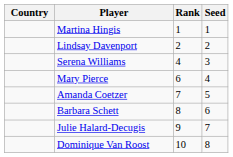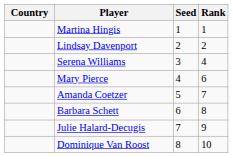columns swapped: (188, 12) <-> (215, 12)
